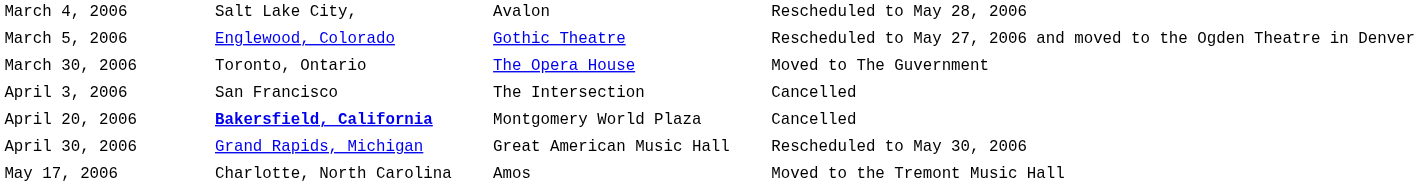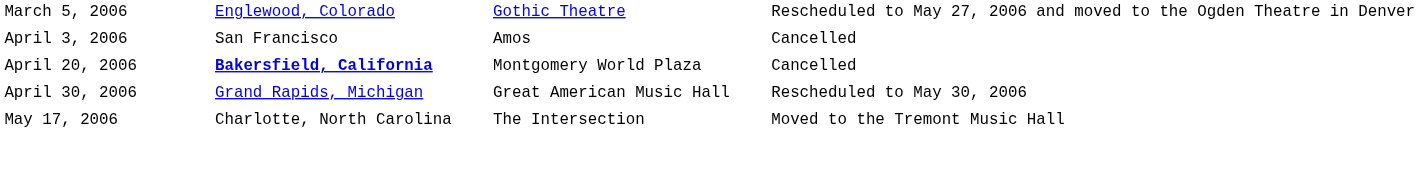- row: (66, 12)
- row: (71, 66)
(569, 93) The Intersection -> (512, 39) Amos
(512, 174) Amos -> (569, 120) The Intersection
